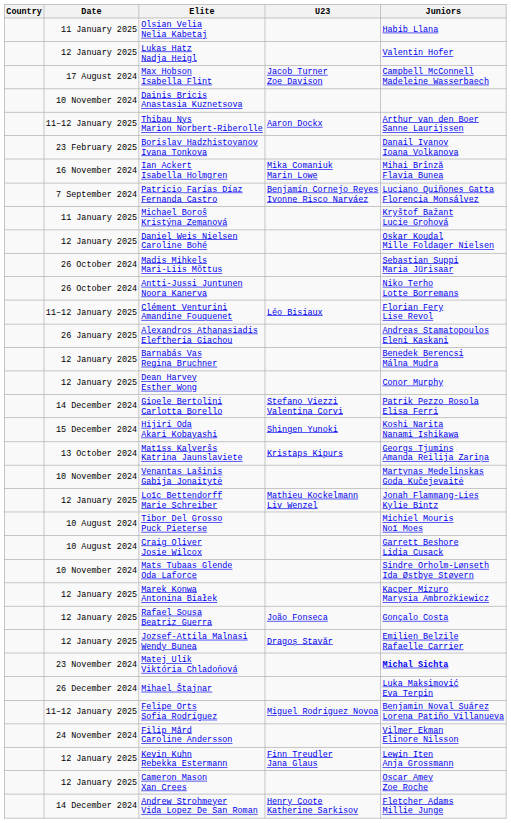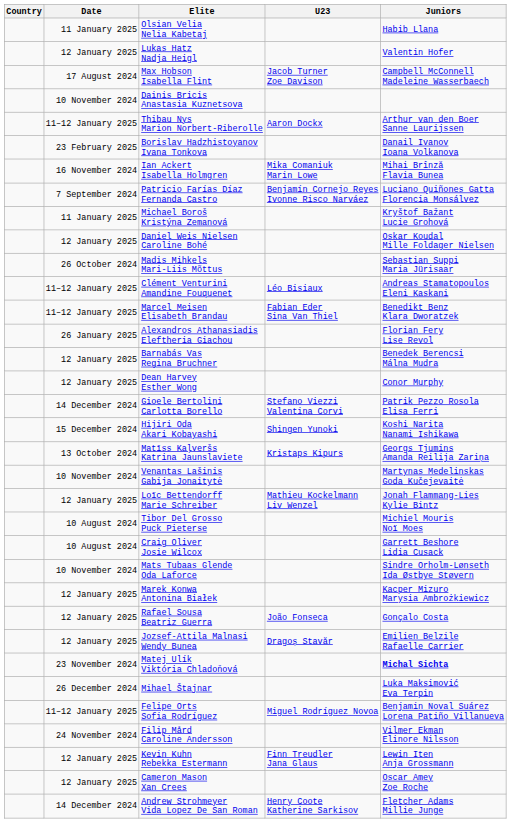- row: (192, 289)
(413, 312) Florian Fery Lise Revol -> (436, 289) Andreas Stamatopoulos Eleni Kaskani
+ row: (184, 312)
(436, 336) Andreas Stamatopoulos Eleni Kaskani -> (413, 336) Florian Fery Lise Revol
